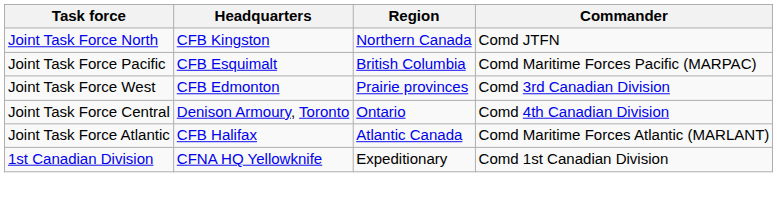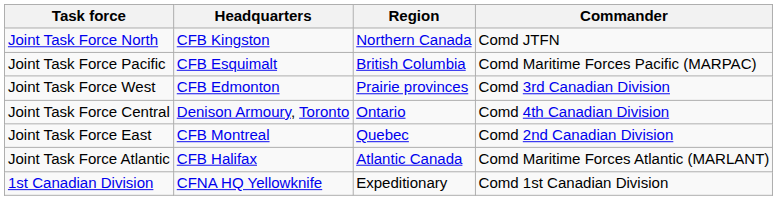+ row: (80, 135)
